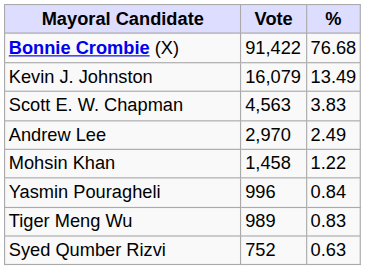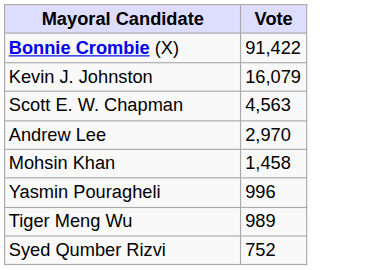- column: (333, 18)
